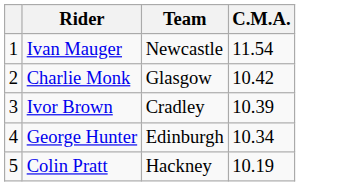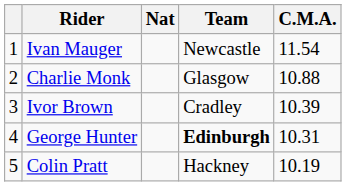+ column: (160, 19)
(253, 78) 10.42 -> (299, 78) 10.88
(185, 136) normal -> (226, 136) bold
(253, 136) 10.34 -> (299, 136) 10.31
